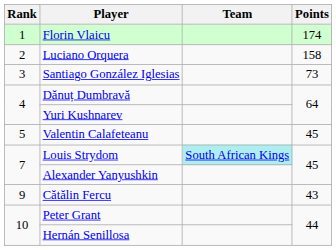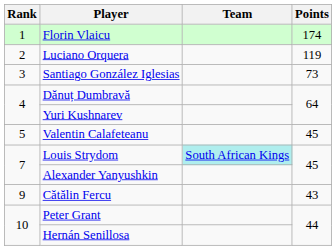(312, 54) 158 -> (312, 54) 119
